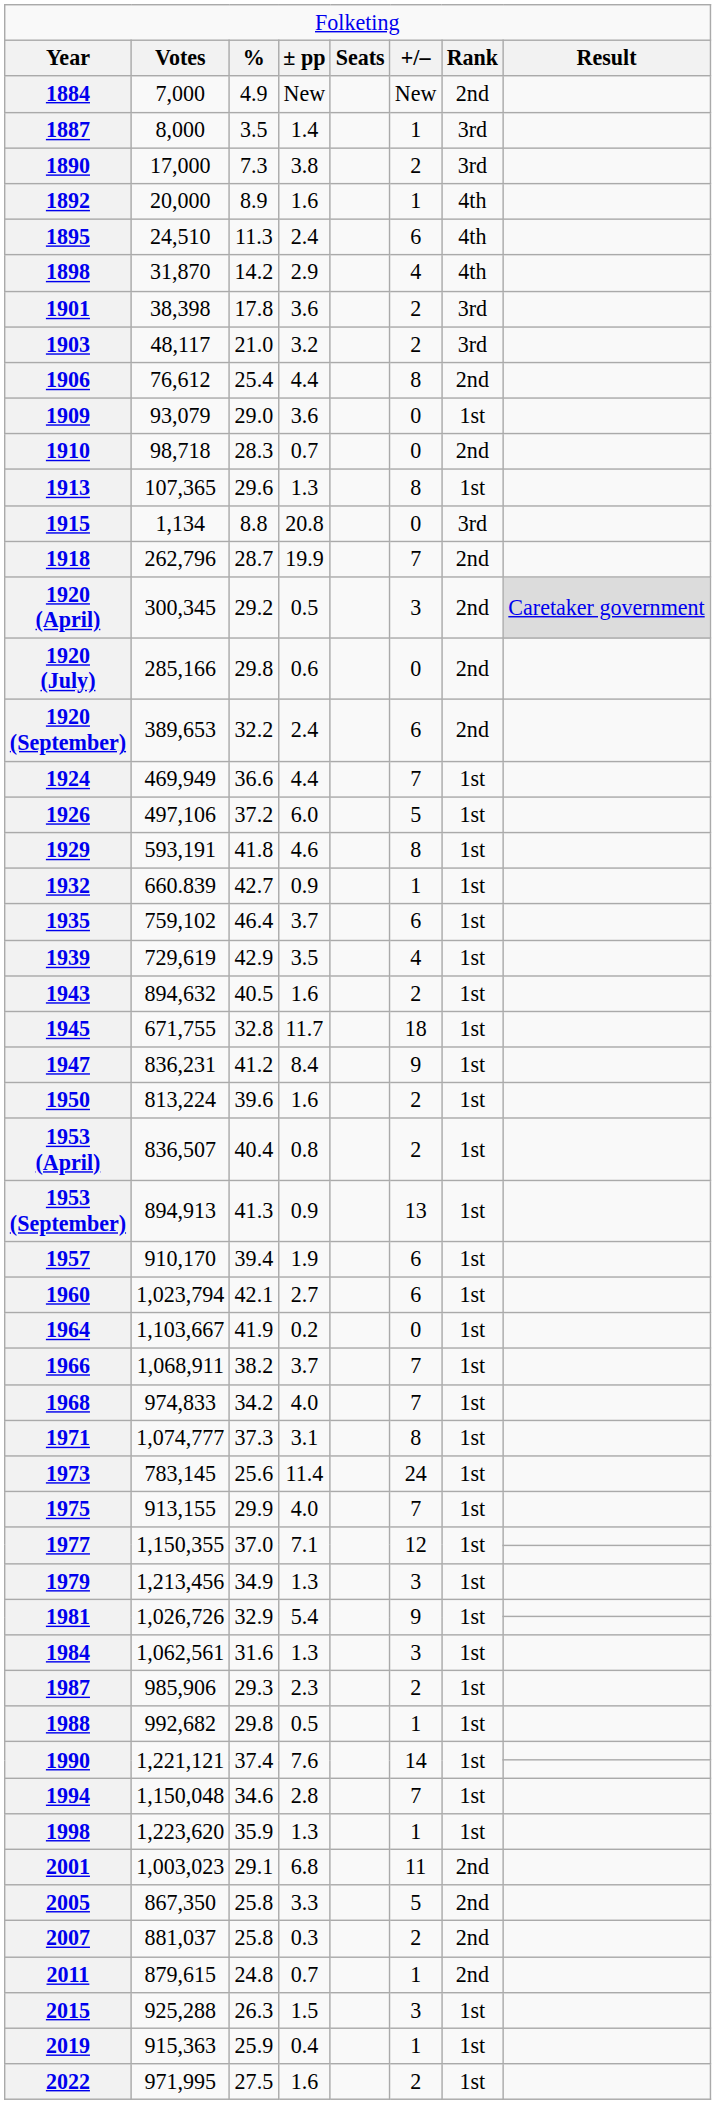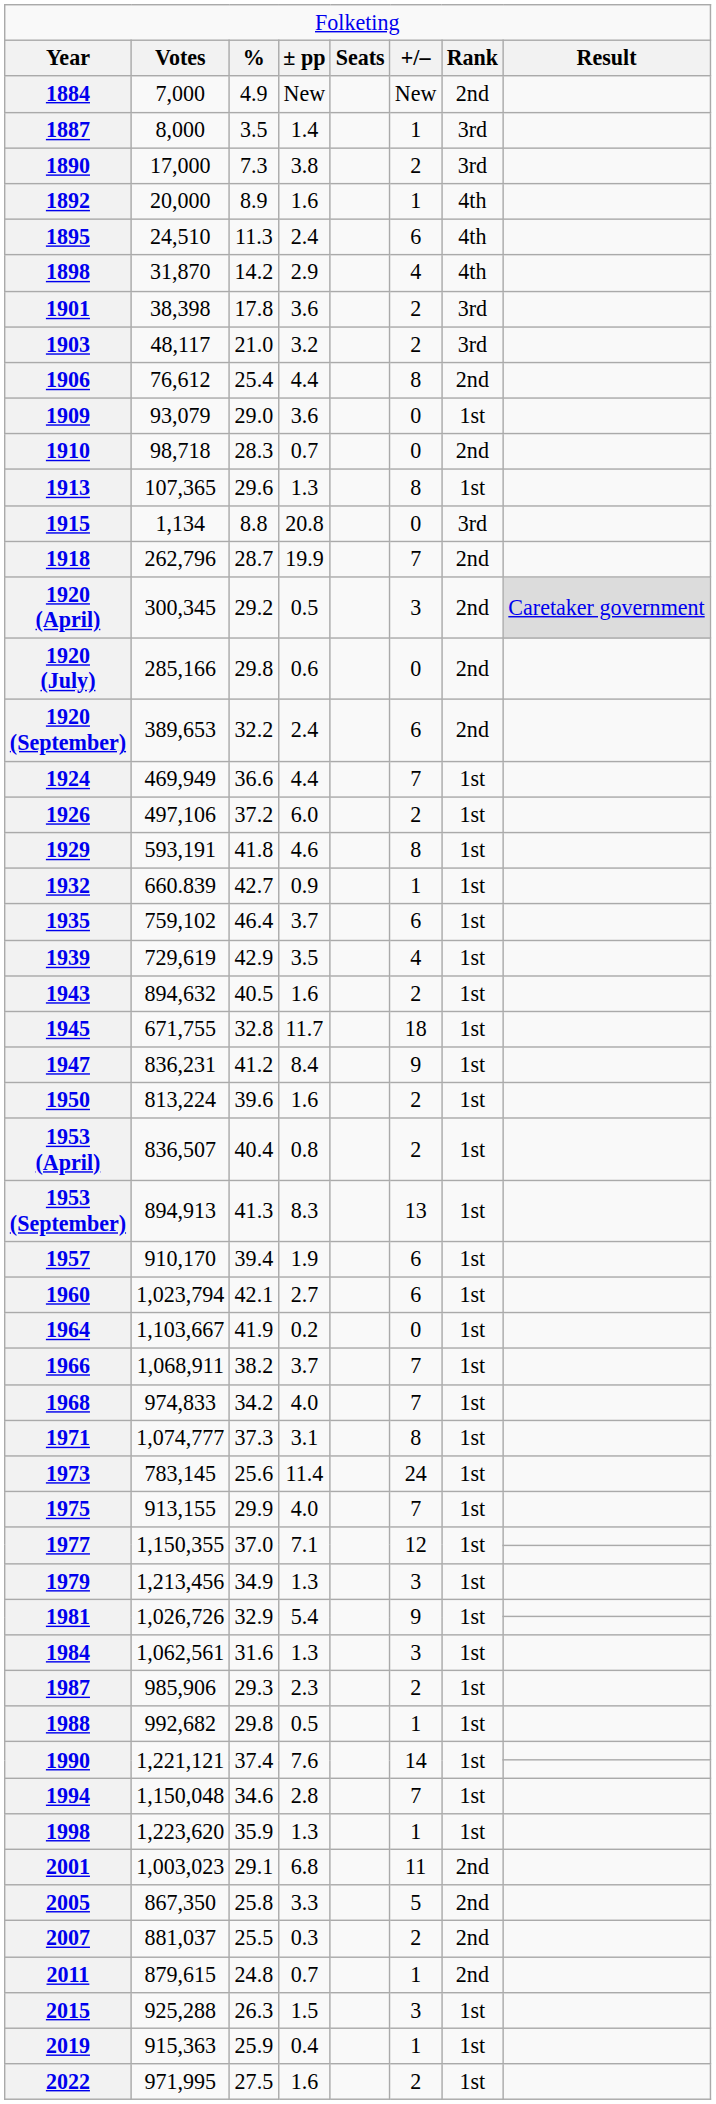(416, 813) 5 -> (416, 813) 2
(304, 1209) 0.9 -> (304, 1209) 8.3
(254, 1938) 25.8 -> (254, 1938) 25.5
